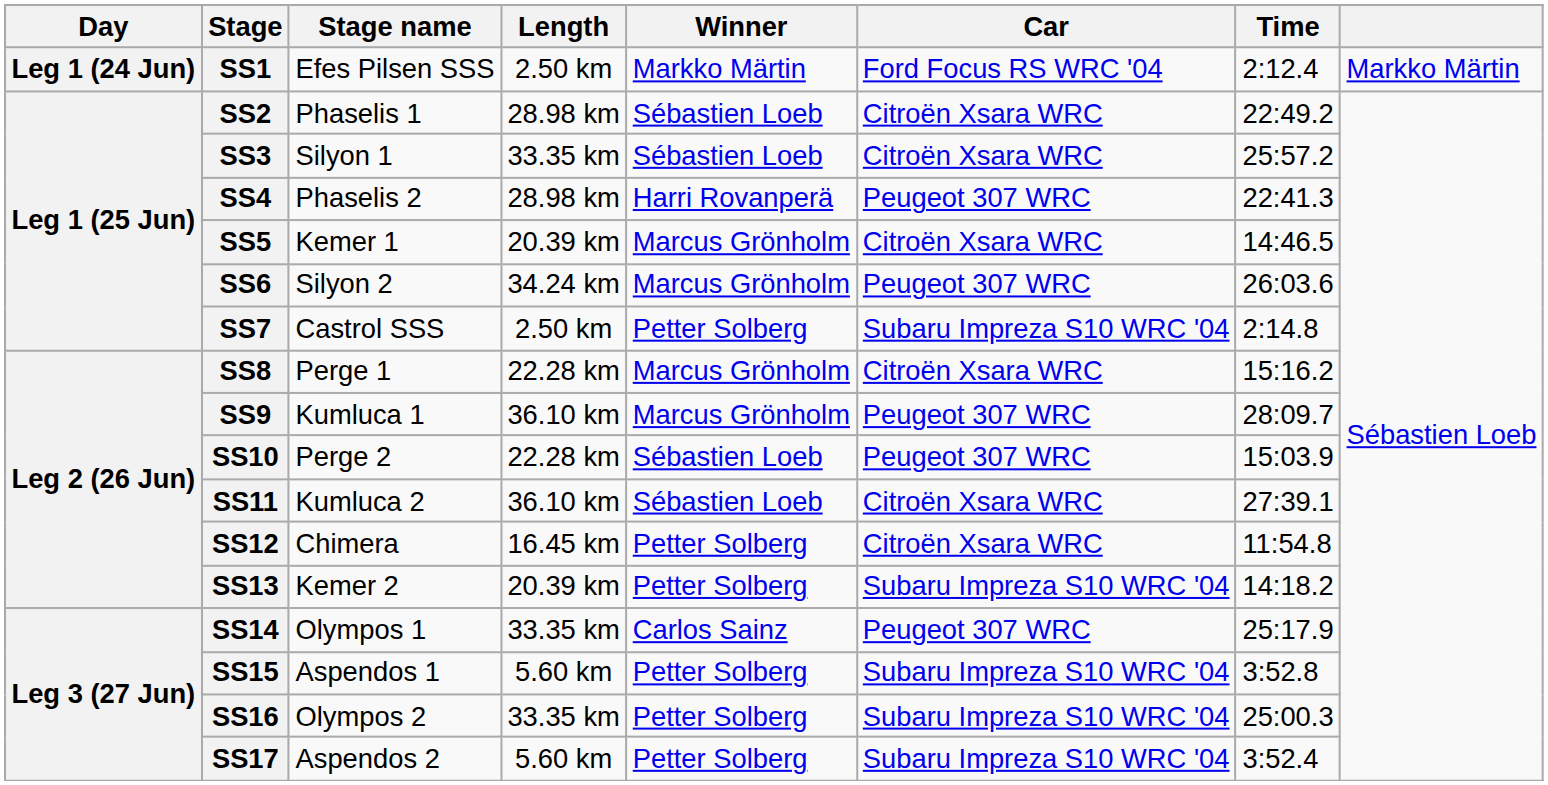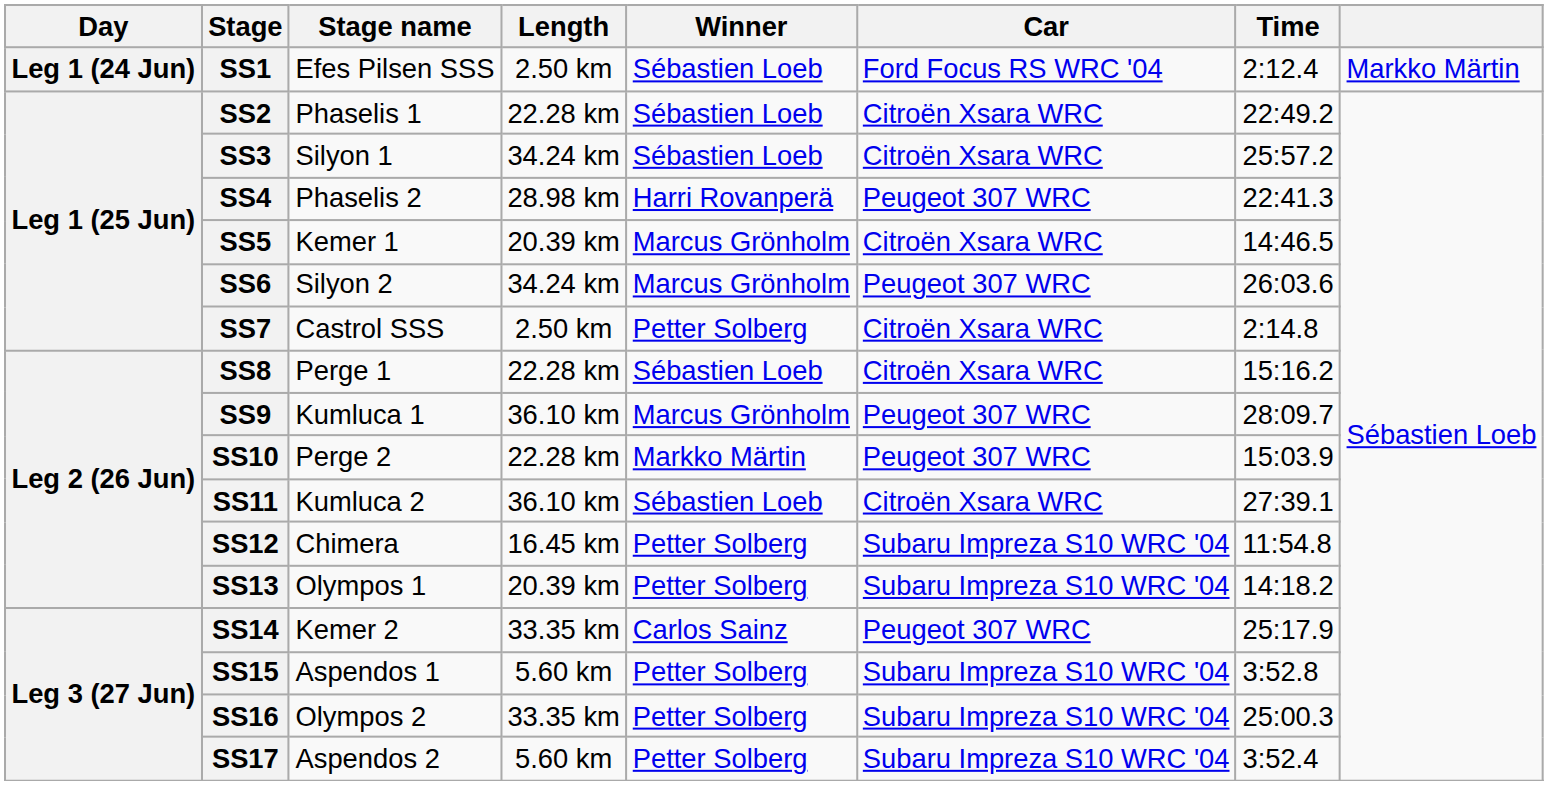(719, 69) Markko Märtin -> (728, 69) Sébastien Loeb
(564, 112) 28.98 km -> (564, 112) 22.28 km
(564, 155) 33.35 km -> (564, 155) 34.24 km
(1046, 328) Subaru Impreza S10 WRC '04 -> (983, 328) Citroën Xsara WRC
(741, 371) Marcus Grönholm -> (728, 371) Sébastien Loeb
(728, 457) Sébastien Loeb -> (719, 457) Markko Märtin
(983, 543) Citroën Xsara WRC -> (1046, 543) Subaru Impreza S10 WRC '04
(347, 586) Kemer 2 -> (361, 586) Olympos 1
(361, 629) Olympos 1 -> (347, 629) Kemer 2
